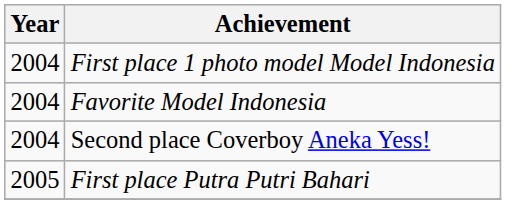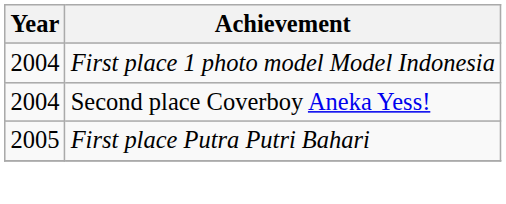- row: (198, 101)
